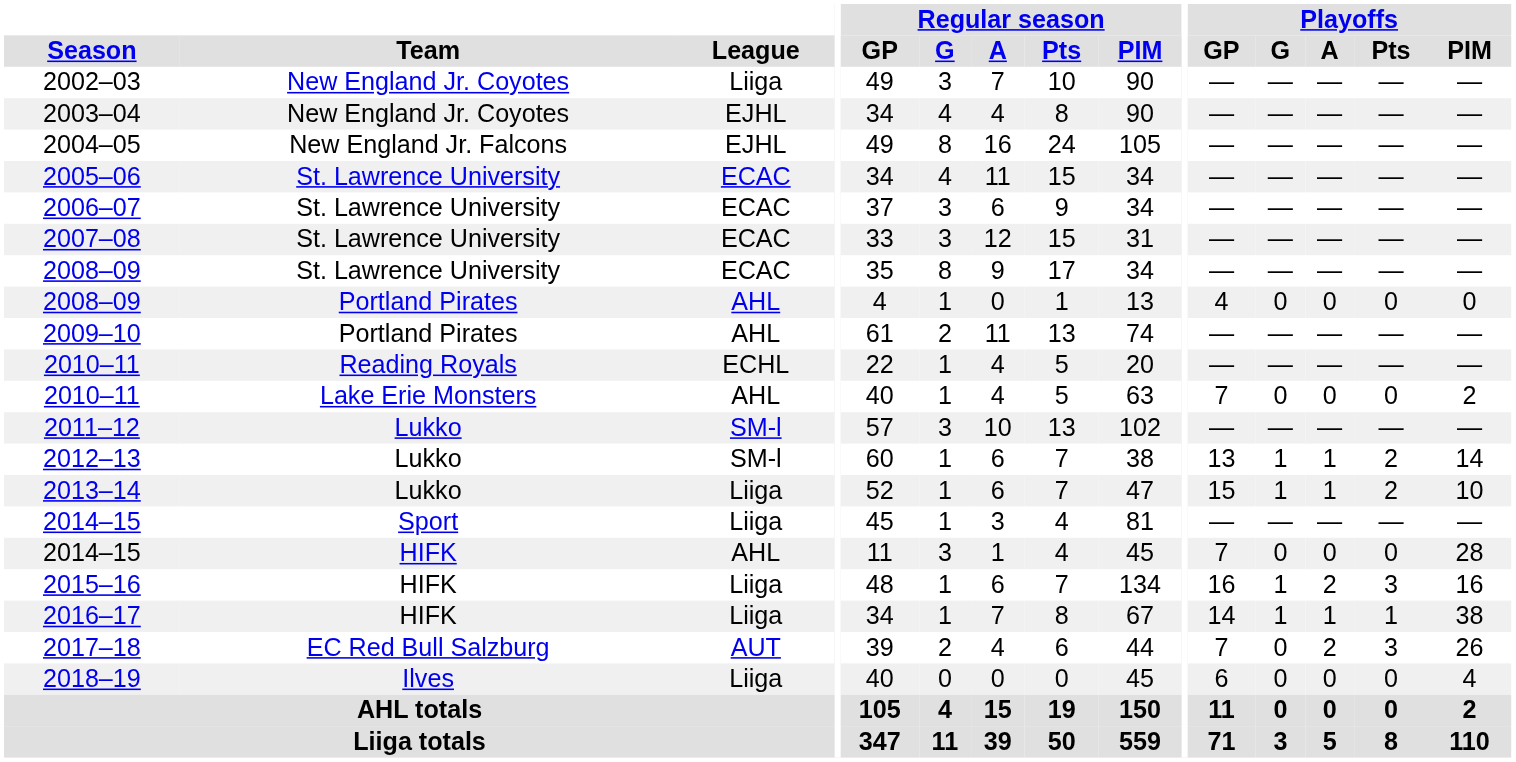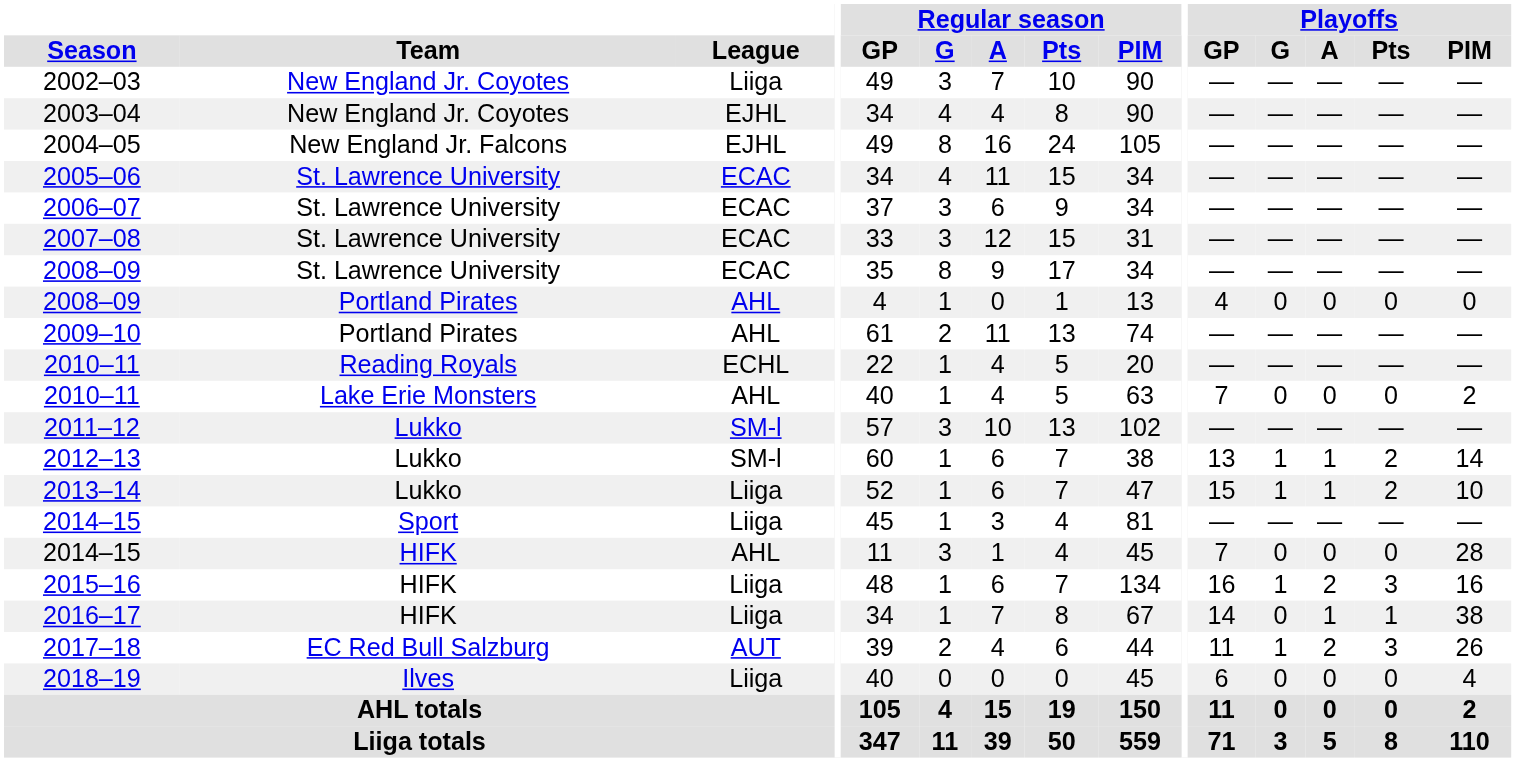(1280, 616) 1 -> (1280, 616) 0
(1221, 647) 7 -> (1221, 647) 11
(1280, 647) 0 -> (1280, 647) 1
